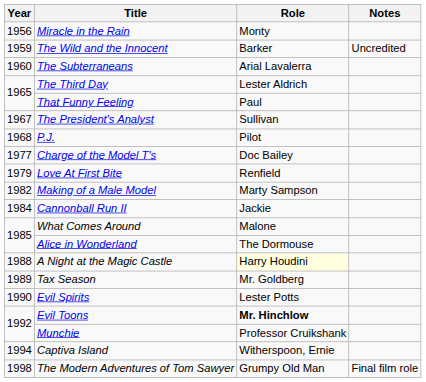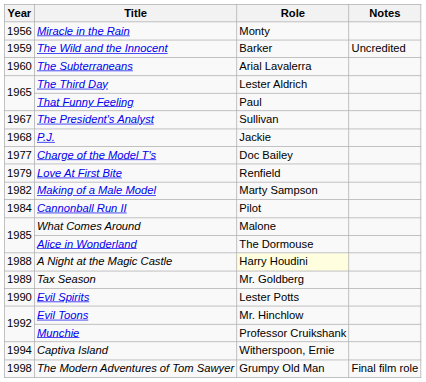(250, 137) Pilot -> (255, 137) Jackie
(255, 208) Jackie -> (250, 208) Pilot
(274, 315) bold -> (271, 315) normal
